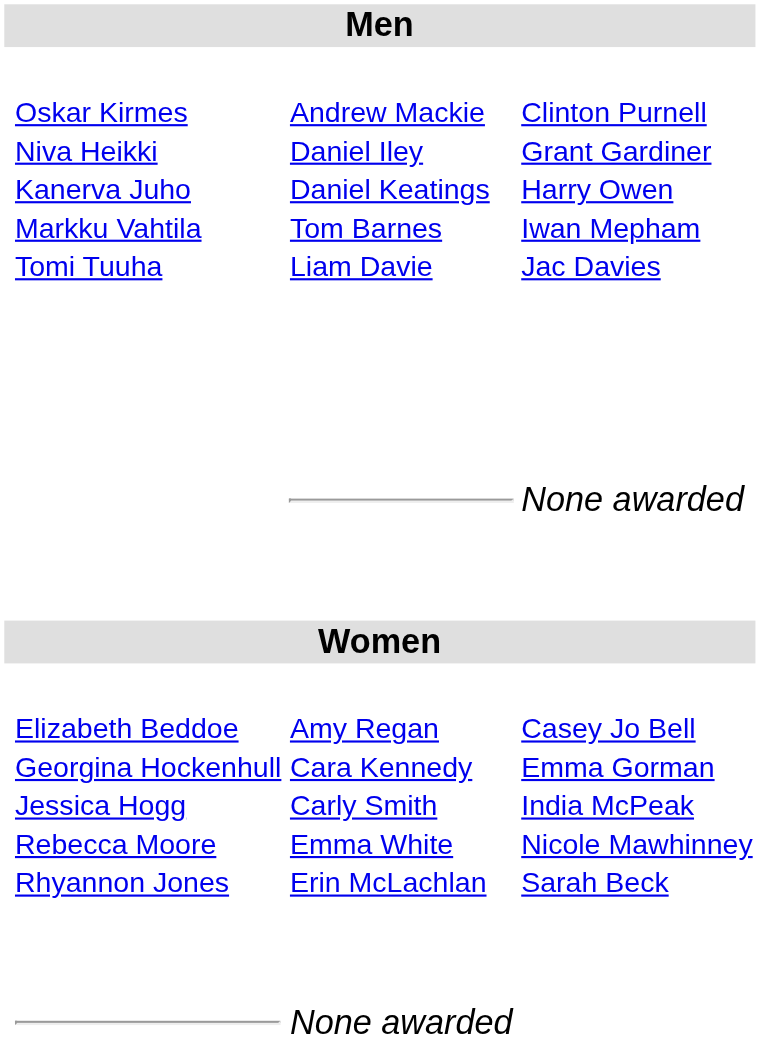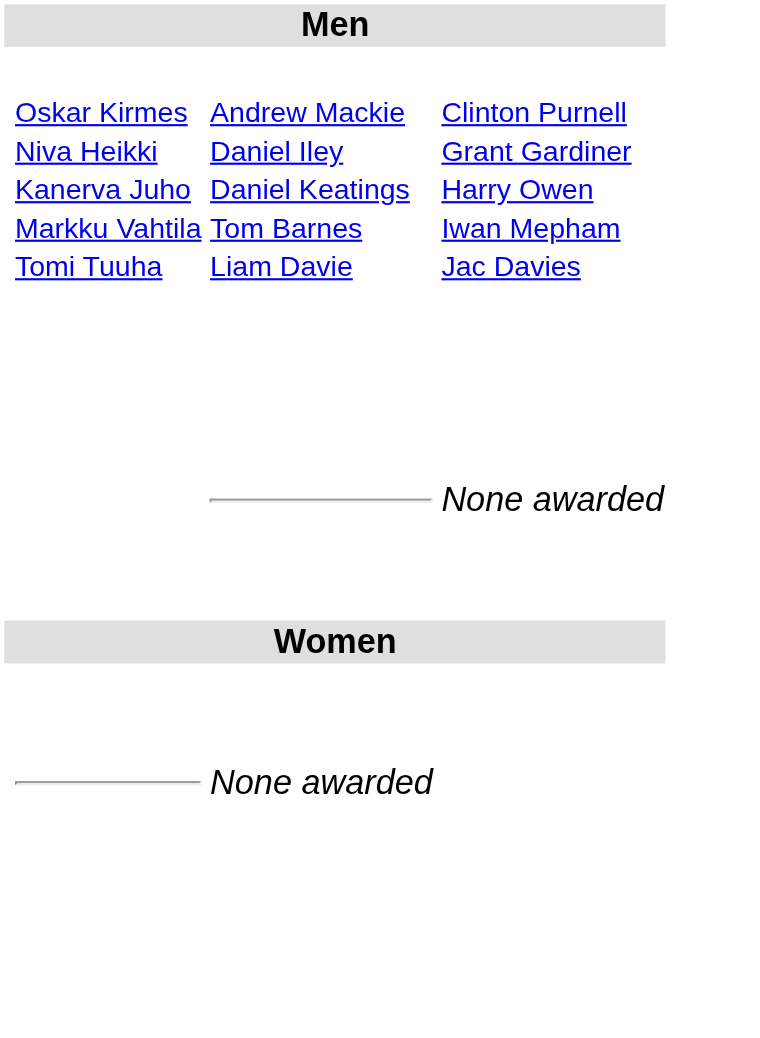- row: (388, 806)
